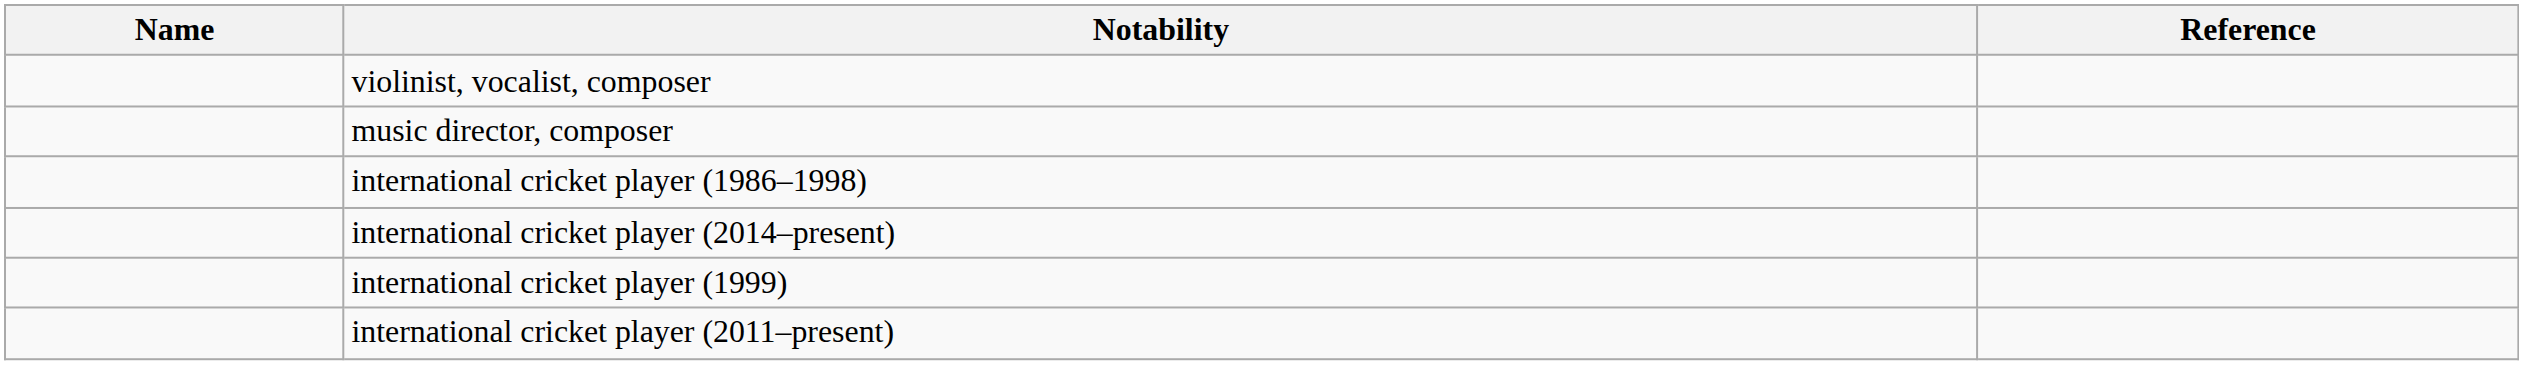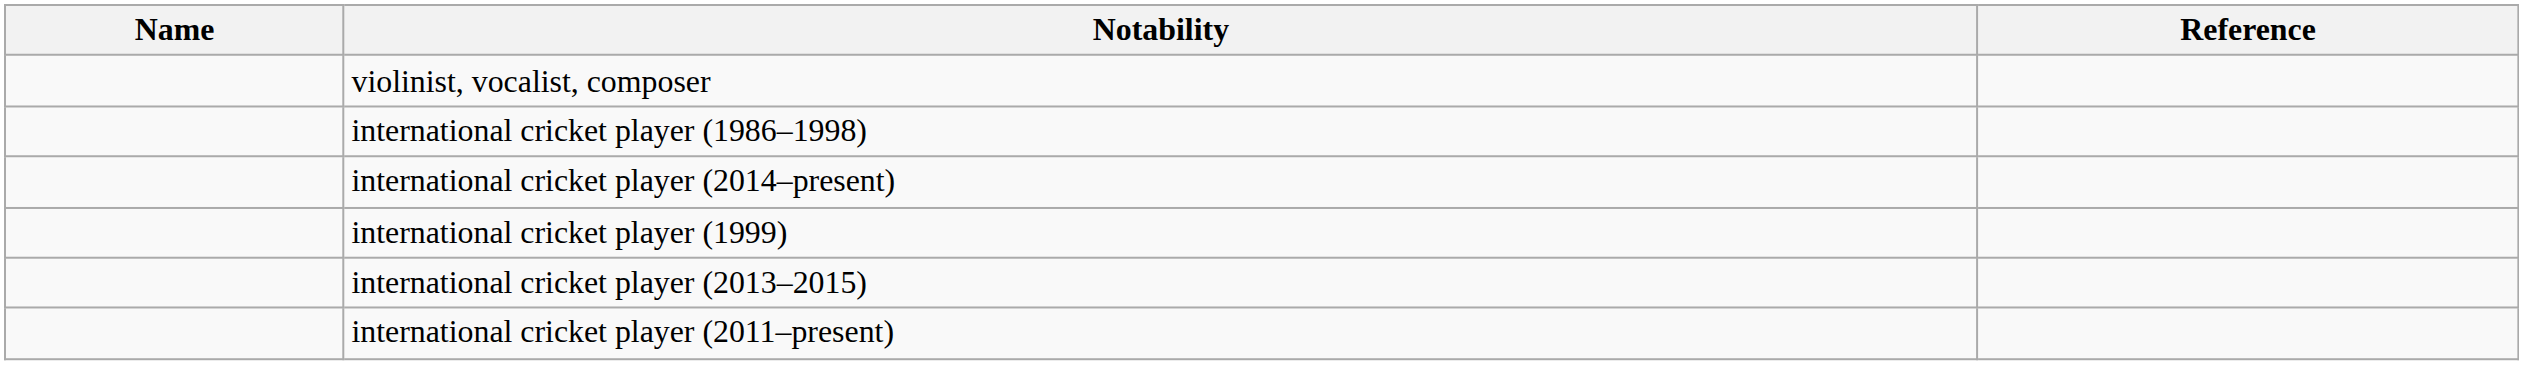- row: (512, 130)
+ row: (609, 282)
